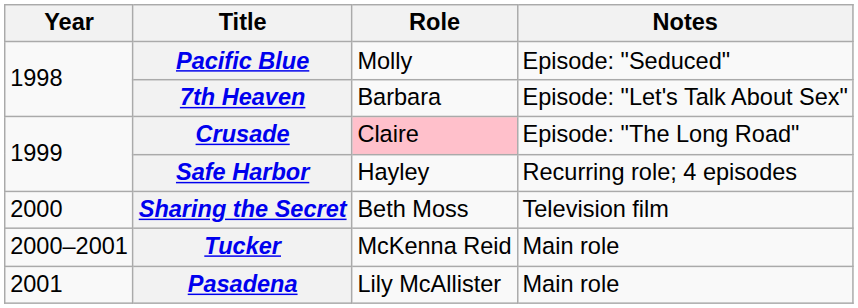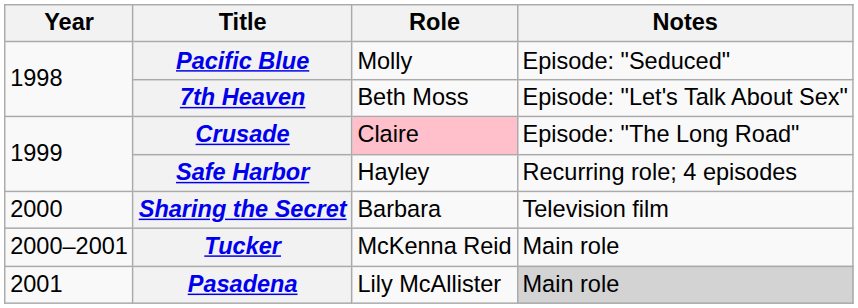(399, 97) Barbara -> (413, 97) Beth Moss
(413, 209) Beth Moss -> (399, 209) Barbara
(571, 284) no background -> (571, 284) lightgrey background
